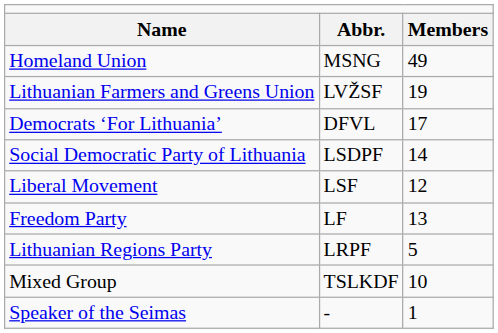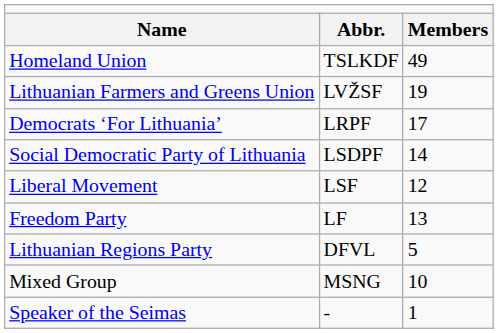(352, 60) MSNG -> (361, 60) TSLKDF
(349, 123) DFVL -> (347, 123) LRPF
(347, 249) LRPF -> (349, 249) DFVL
(361, 281) TSLKDF -> (352, 281) MSNG
